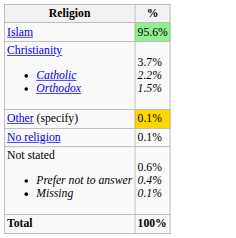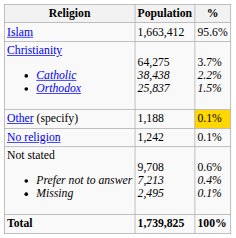+ column: (165, 13)
(153, 32) lightgreen background -> (213, 32) no background
